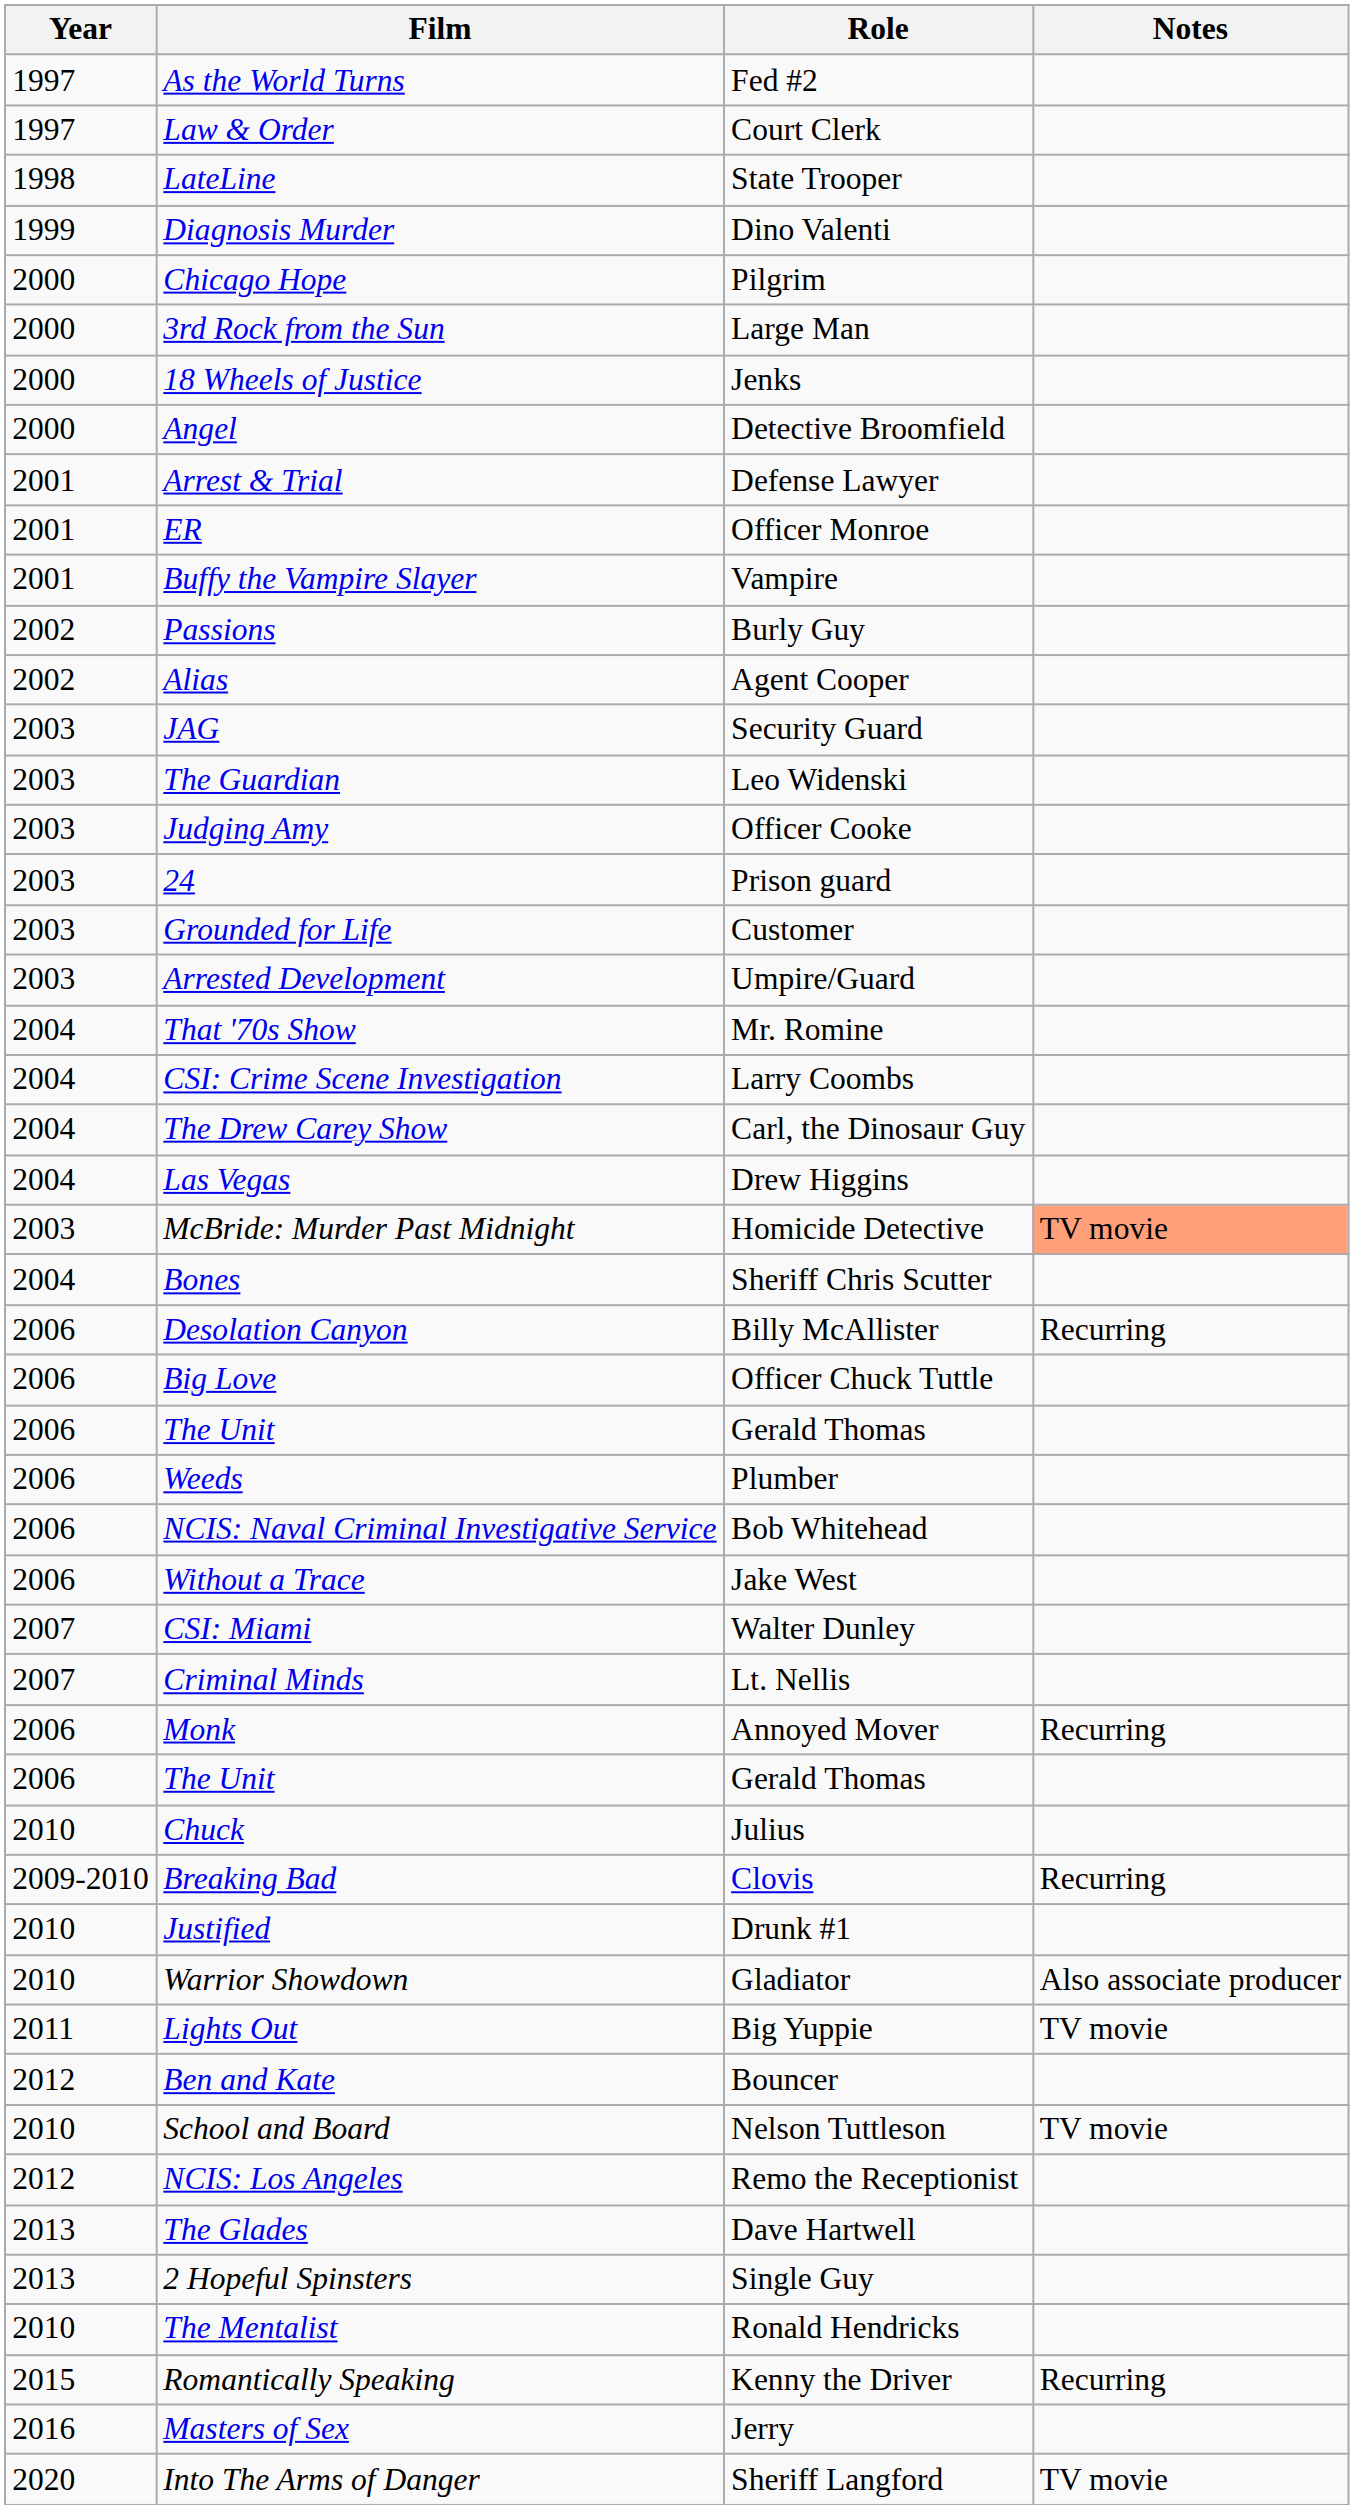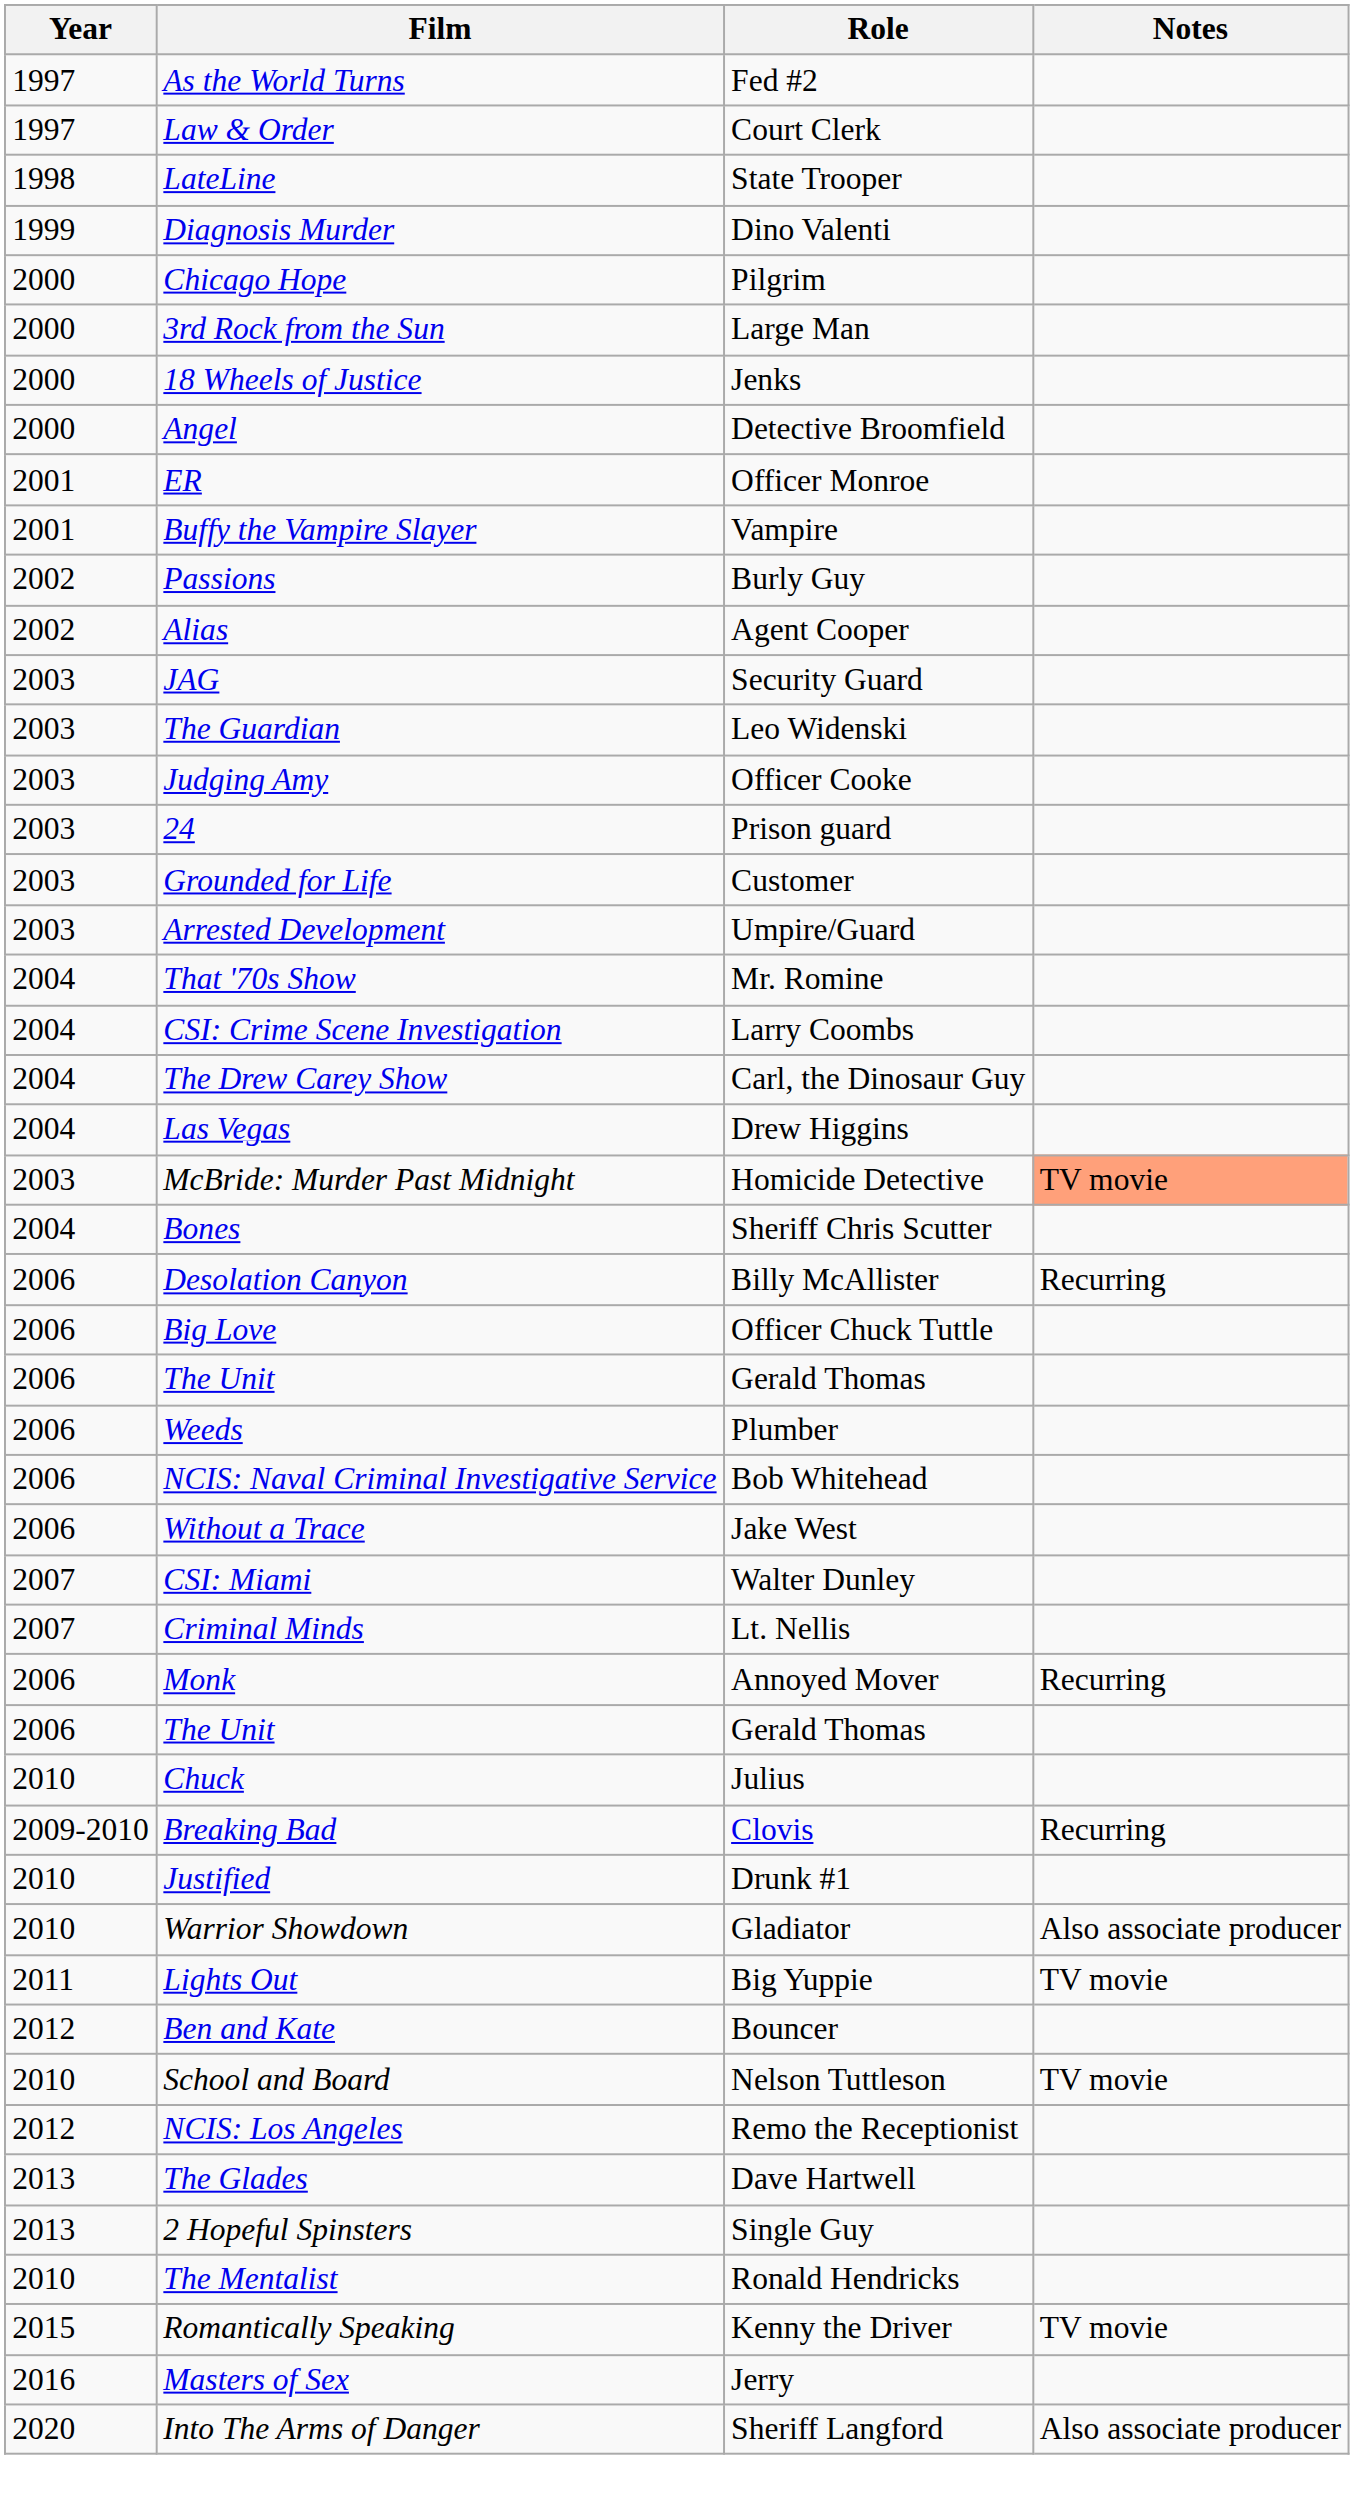- row: (253, 479)
(1103, 2378) Recurring -> (1104, 2328) TV movie
(1104, 2478) TV movie -> (1190, 2428) Also associate producer
